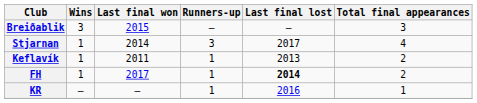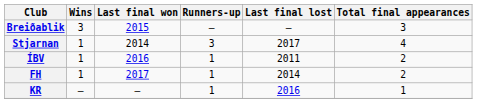- row: (36, 59)
+ row: (36, 59)
(289, 75) bold -> (289, 75) normal
